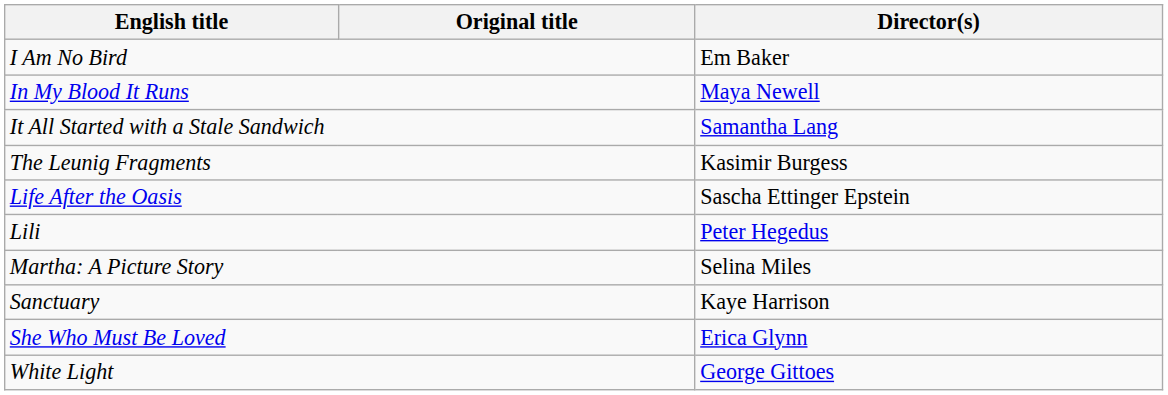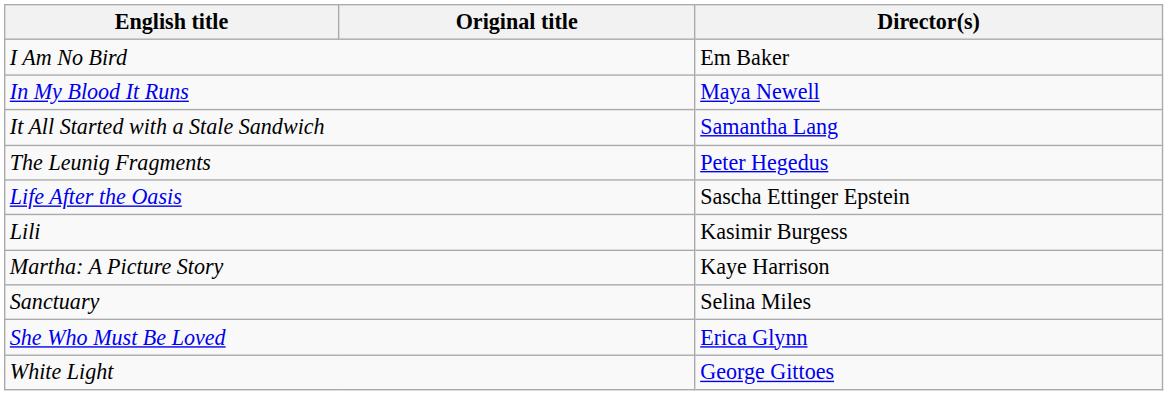(774, 162) Kasimir Burgess -> (764, 162) Peter Hegedus
(764, 232) Peter Hegedus -> (774, 232) Kasimir Burgess
(756, 267) Selina Miles -> (765, 267) Kaye Harrison
(765, 302) Kaye Harrison -> (756, 302) Selina Miles
